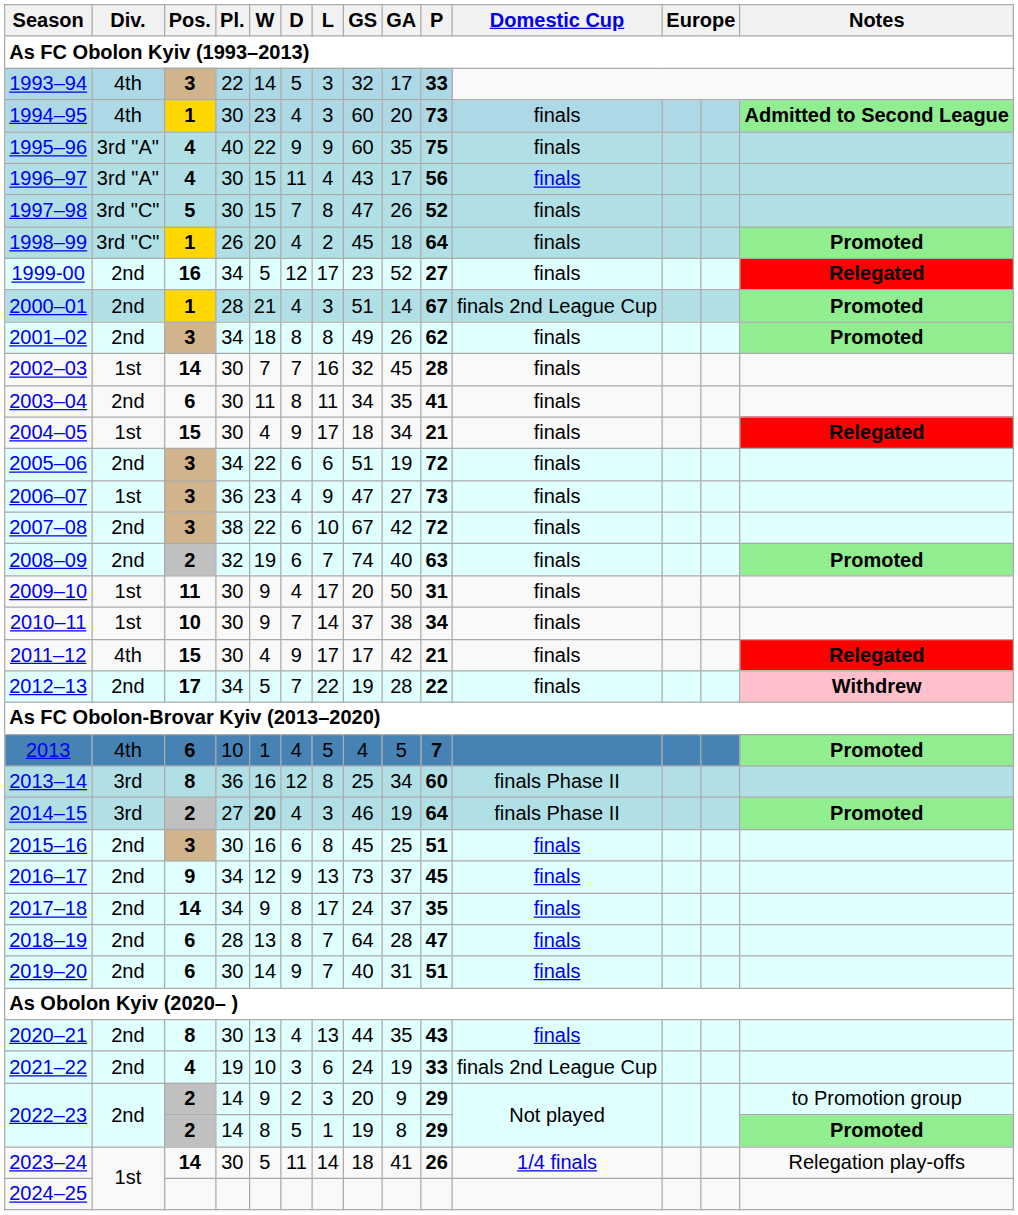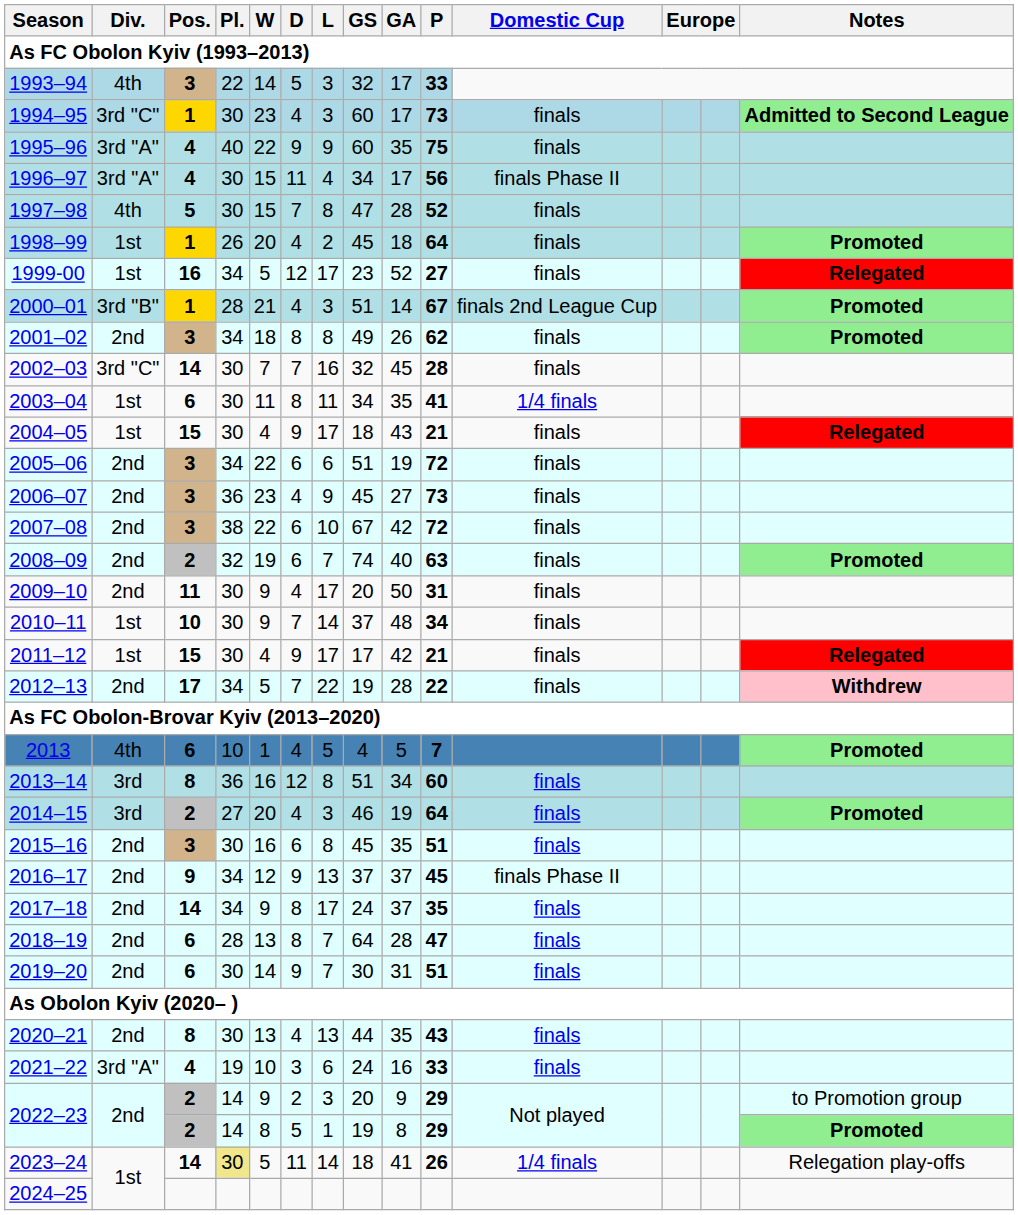(128, 115) 4th -> (128, 115) 3rd "C"
(401, 115) 20 -> (401, 115) 17
(363, 178) 43 -> (363, 178) 34
(557, 178) finals -> (557, 178) finals Phase II
(128, 210) 3rd "C" -> (128, 210) 4th
(401, 210) 26 -> (401, 210) 28
(128, 242) 3rd "C" -> (128, 242) 1st
(128, 274) 2nd -> (128, 274) 1st
(128, 305) 2nd -> (128, 305) 3rd "B"
(128, 369) 1st -> (128, 369) 3rd "C"
(128, 400) 2nd -> (128, 400) 1st
(557, 400) finals -> (557, 400) 1/4 finals
(401, 432) 34 -> (401, 432) 43
(128, 496) 1st -> (128, 496) 2nd
(363, 496) 47 -> (363, 496) 45
(128, 591) 1st -> (128, 591) 2nd
(401, 623) 38 -> (401, 623) 48
(128, 654) 4th -> (128, 654) 1st
(363, 781) 25 -> (363, 781) 51
(557, 781) finals Phase II -> (557, 781) finals
(265, 813) bold -> (265, 813) normal
(557, 813) finals Phase II -> (557, 813) finals
(401, 845) 25 -> (401, 845) 35
(363, 876) 73 -> (363, 876) 37
(557, 876) finals -> (557, 876) finals Phase II
(363, 971) 40 -> (363, 971) 30
(128, 1067) 2nd -> (128, 1067) 3rd "A"
(401, 1067) 19 -> (401, 1067) 16
(557, 1067) finals 2nd League Cup -> (557, 1067) finals
(232, 1162) no background -> (232, 1162) khaki background
